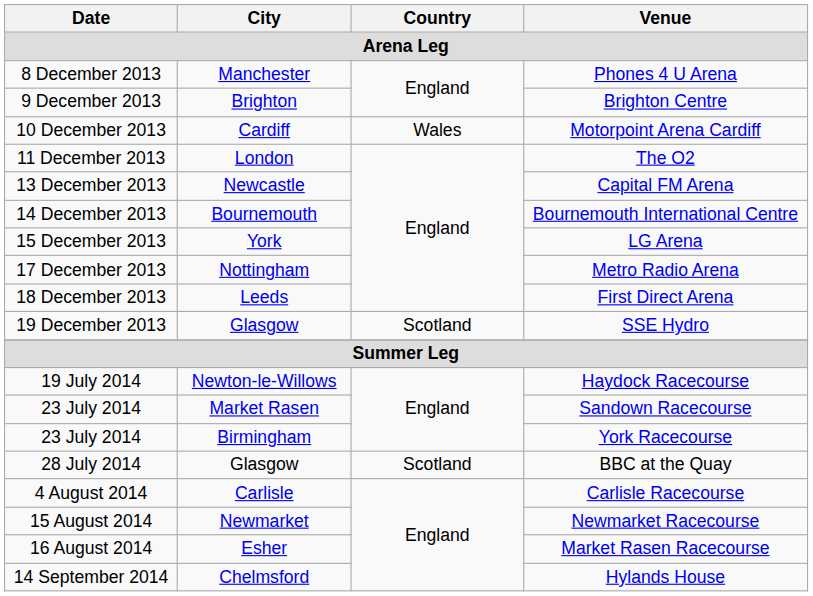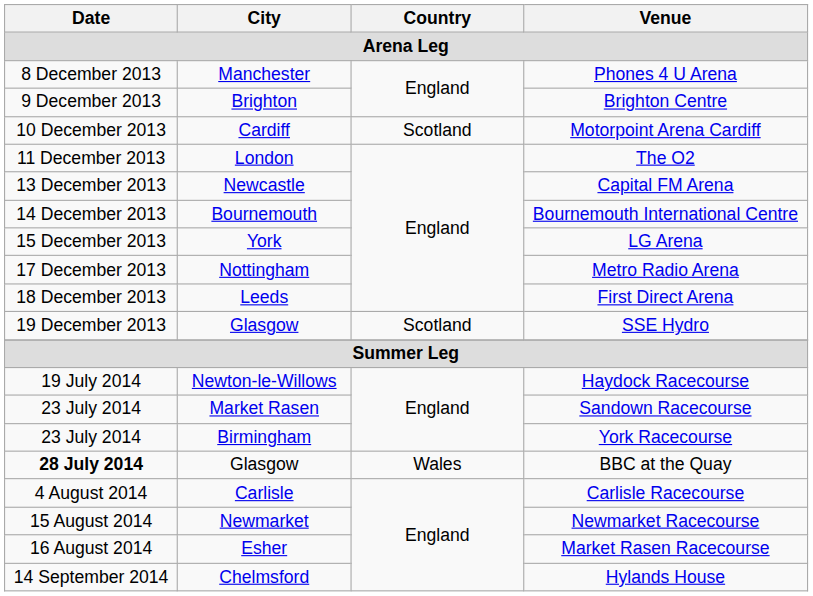(437, 130) Wales -> (437, 130) Scotland
(91, 465) normal -> (91, 465) bold
(437, 465) Scotland -> (437, 465) Wales
